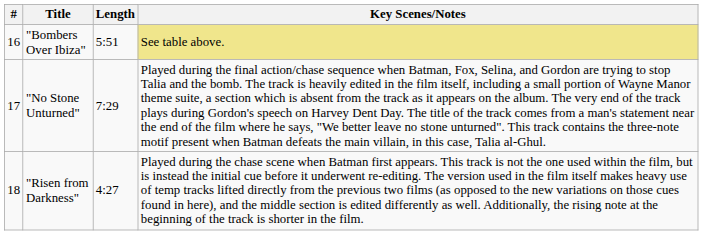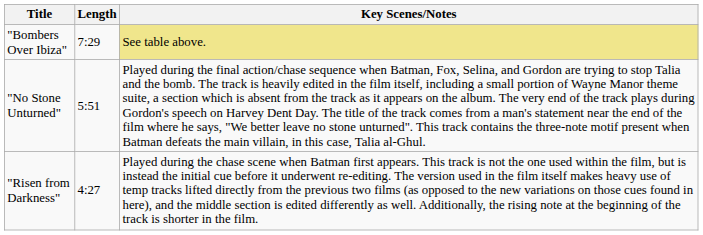- column: (14, 14)
(107, 42) 5:51 -> (89, 42) 7:29
(107, 105) 7:29 -> (89, 105) 5:51
